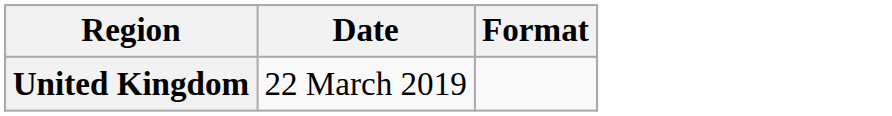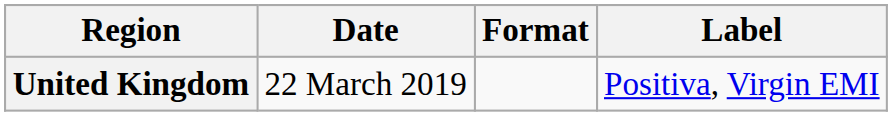+ column: (742, 30)
